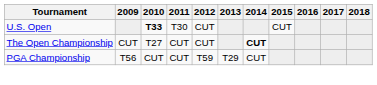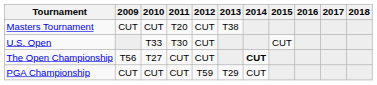+ row: (50, 27)
(154, 27) bold -> (154, 42) normal
(128, 42) CUT -> (128, 58) T56
(128, 58) T56 -> (128, 73) CUT
